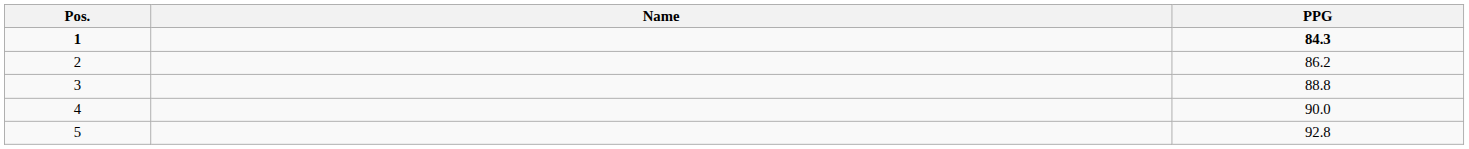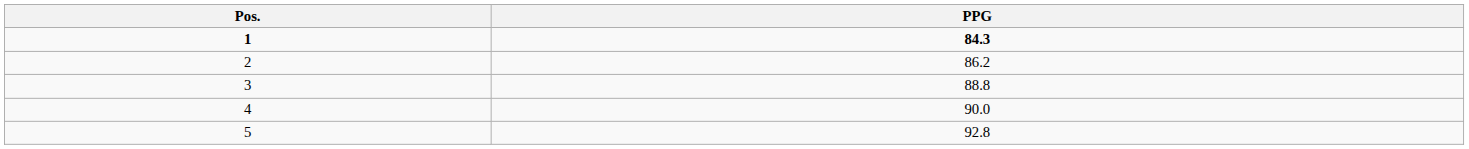- column: (661, 16)
